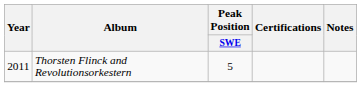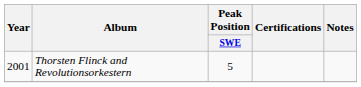(18, 66) 2011 -> (18, 66) 2001
